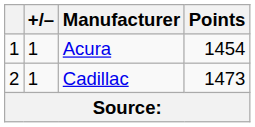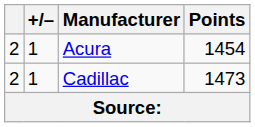(14, 49) 1 -> (14, 49) 2
